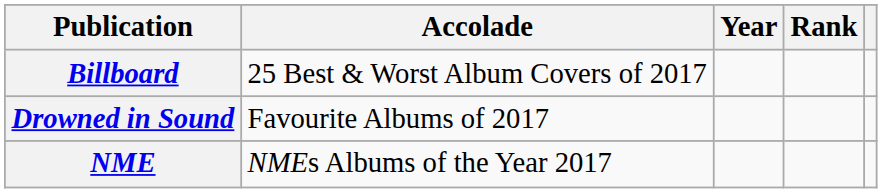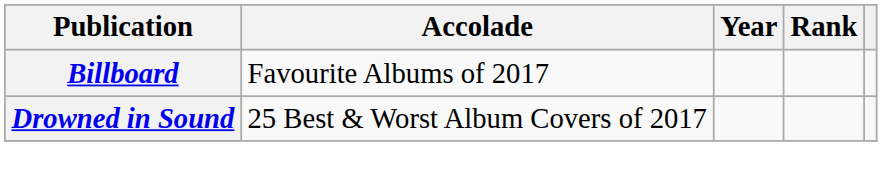(477, 72) 25 Best & Worst Album Covers of 2017 -> (398, 72) Favourite Albums of 2017
(398, 118) Favourite Albums of 2017 -> (477, 118) 25 Best & Worst Album Covers of 2017
- row: (123, 163)
